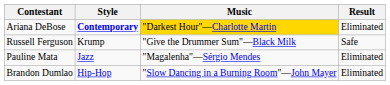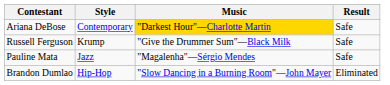(108, 27) bold -> (105, 27) normal
(362, 27) Eliminated -> (344, 27) Safe
(362, 57) Eliminated -> (344, 57) Safe
